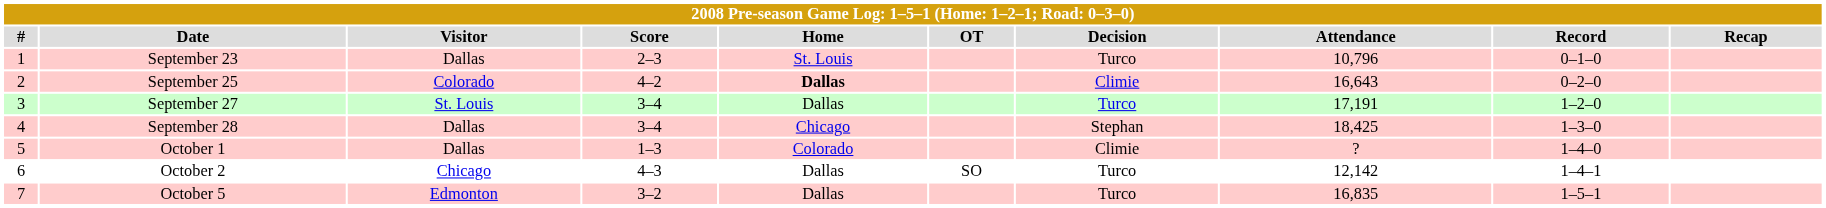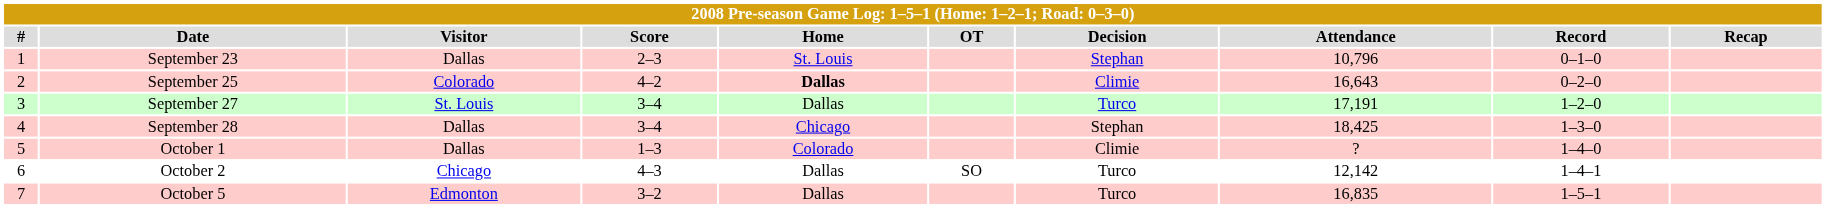(1117, 59) Turco -> (1117, 59) Stephan
